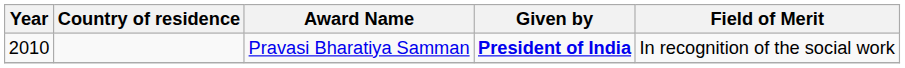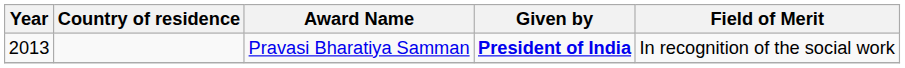(29, 47) 2010 -> (29, 47) 2013
